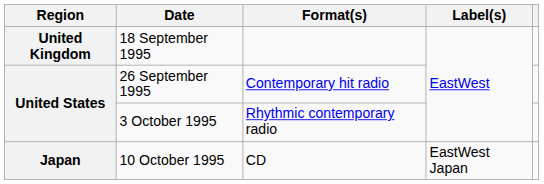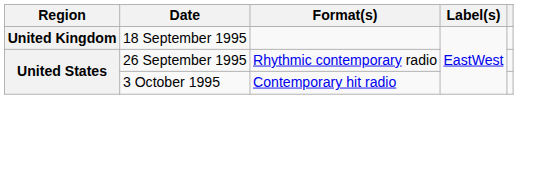(317, 84) Contemporary hit radio -> (345, 60) Rhythmic contemporary radio
(320, 122) Rhythmic contemporary radio -> (325, 82) Contemporary hit radio
- row: (172, 160)
